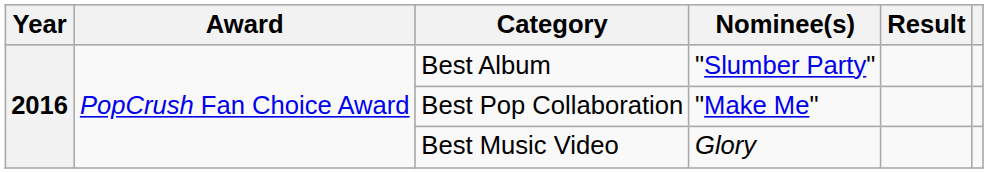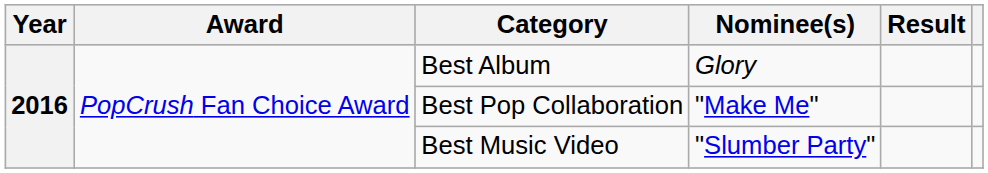(785, 65) "Slumber Party" -> (726, 65) Glory
(726, 146) Glory -> (785, 146) "Slumber Party"
